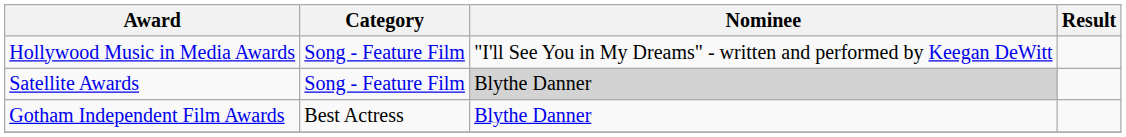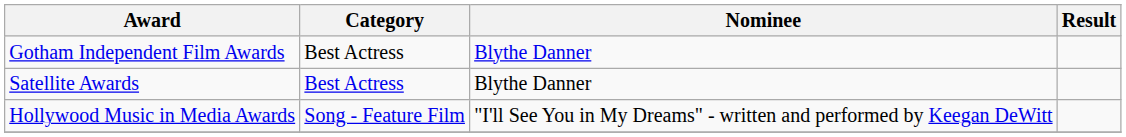rows swapped: (147, 115) <-> (152, 52)
(385, 83) Song - Feature Film -> (354, 83) Best Actress
(533, 83) lightgrey background -> (533, 83) no background
